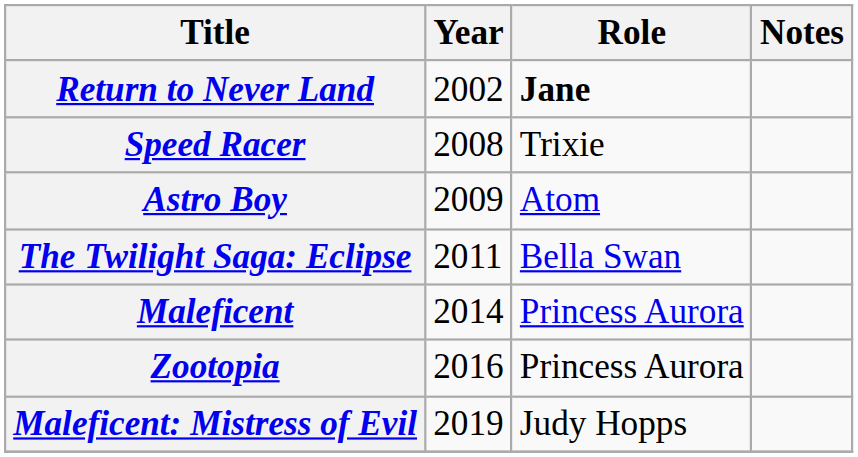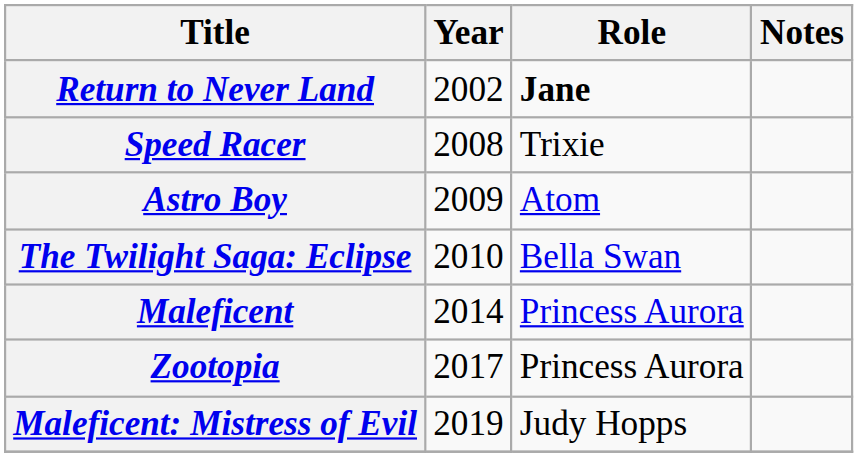(468, 255) 2011 -> (468, 255) 2010
(468, 367) 2016 -> (468, 367) 2017
